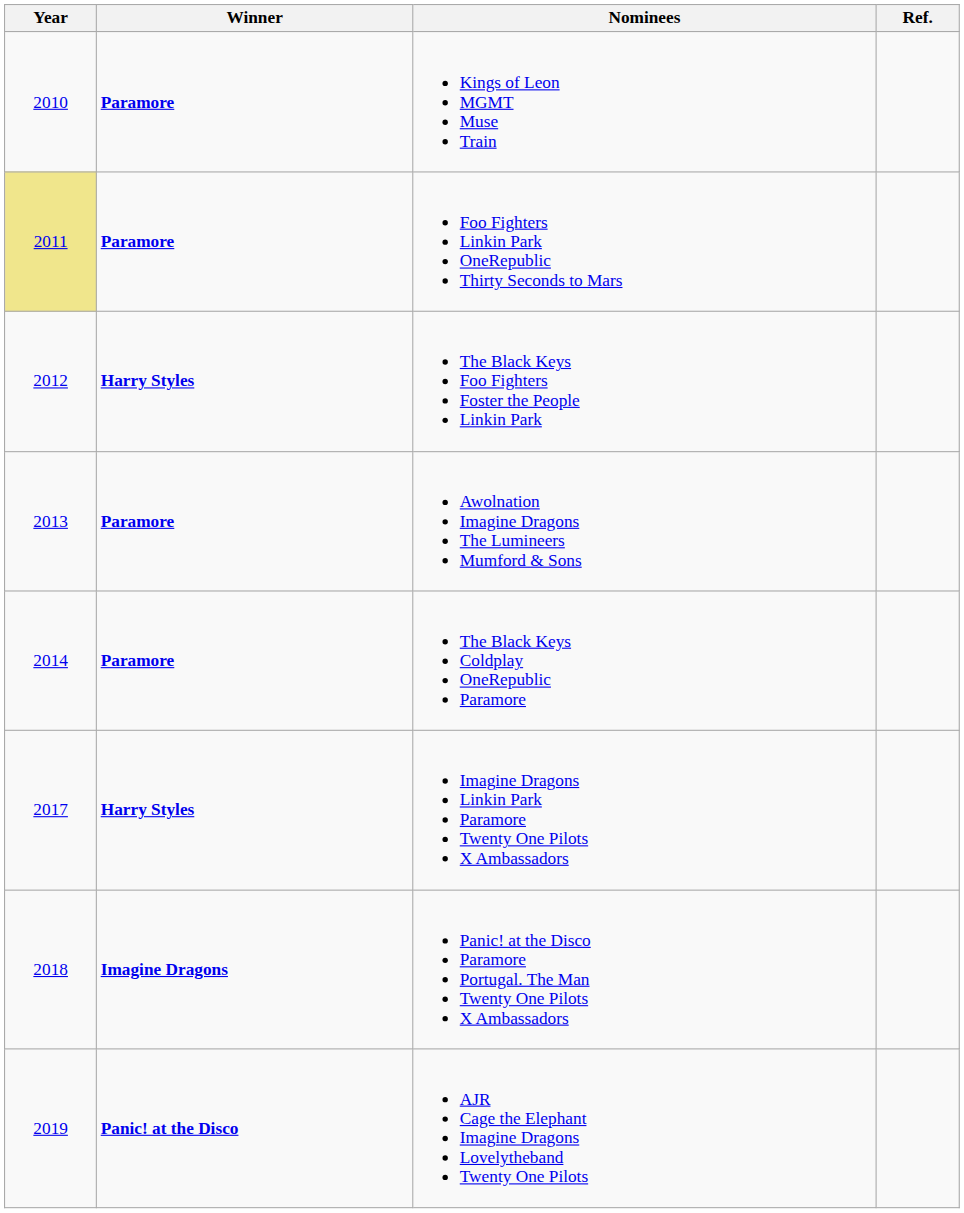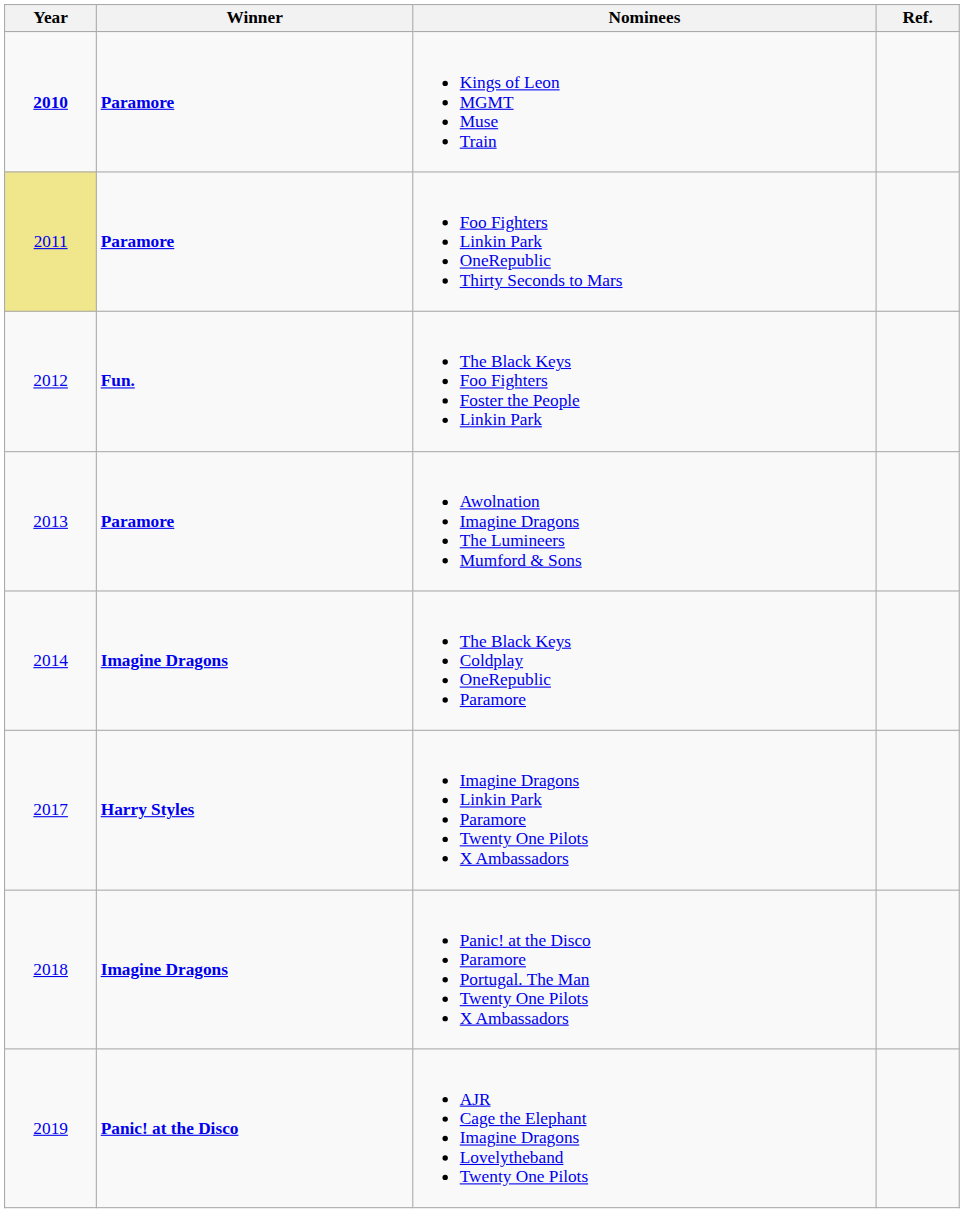(51, 101) normal -> (51, 101) bold
(148, 381) Harry Styles -> (118, 381) Fun.
(137, 660) Paramore -> (164, 660) Imagine Dragons
